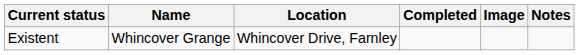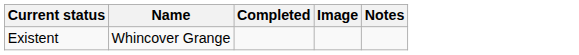- column: (317, 15)
